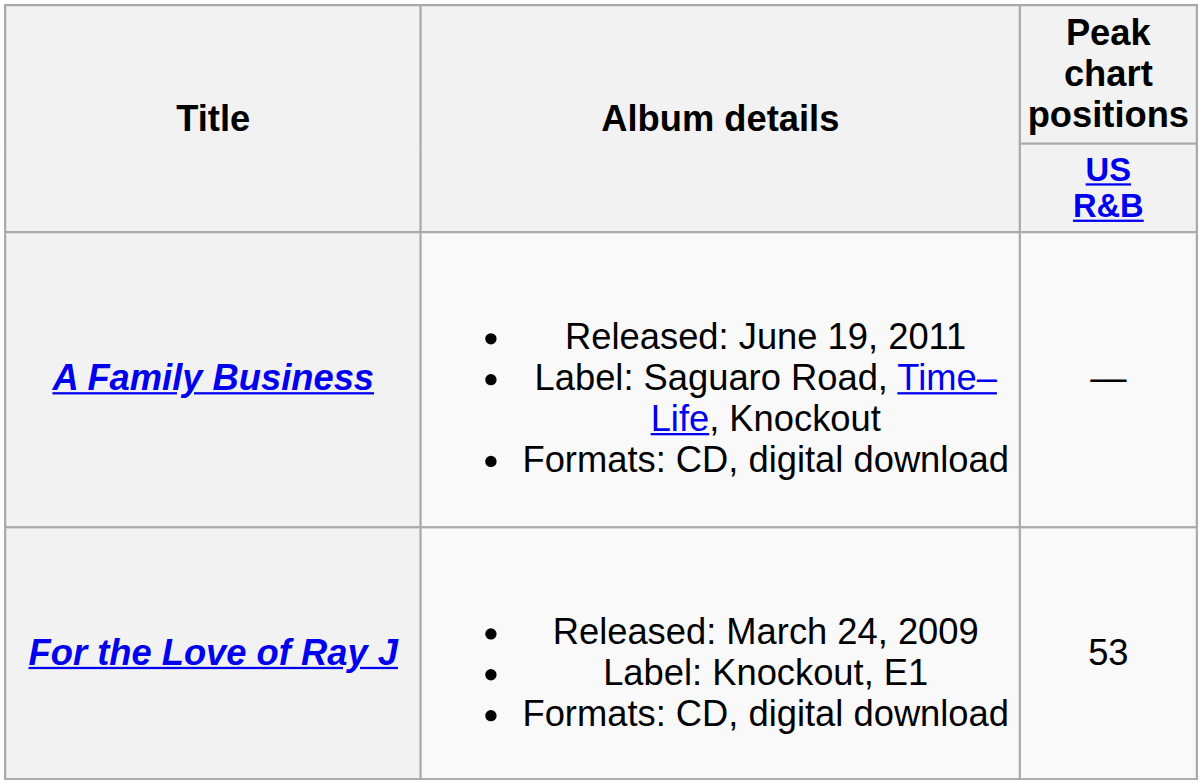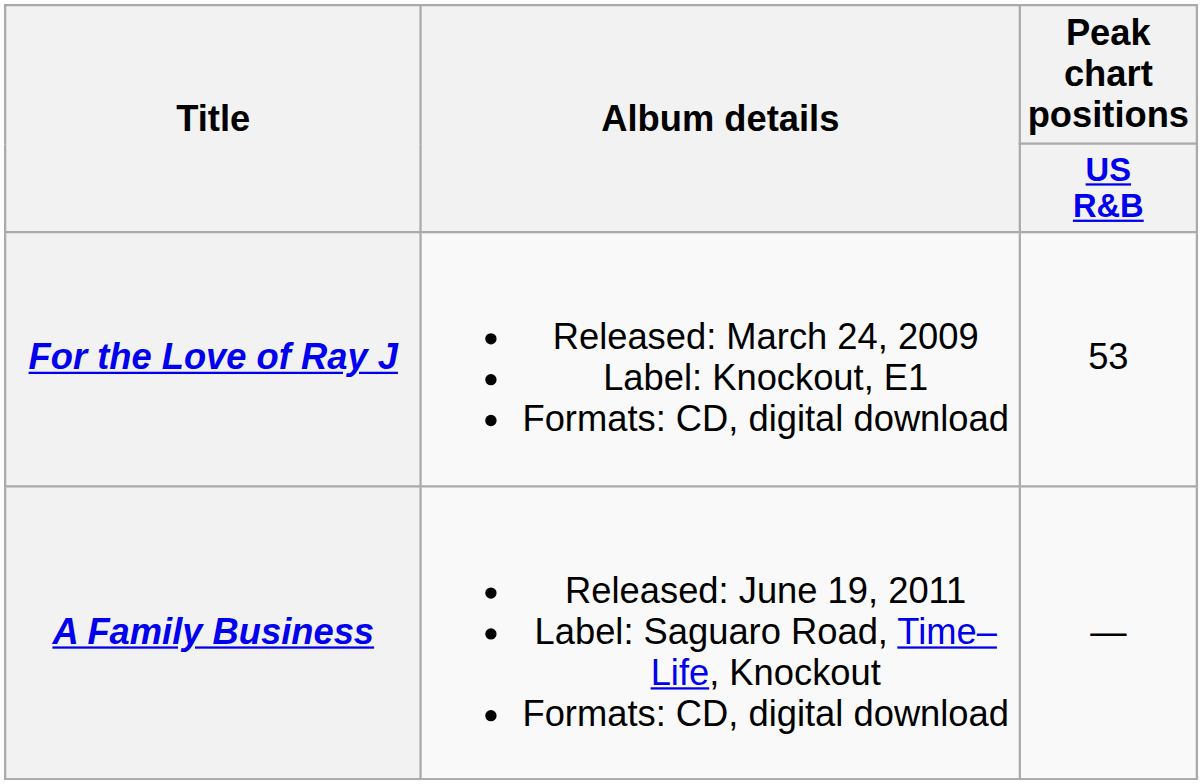rows swapped: (213, 651) <-> (213, 378)
